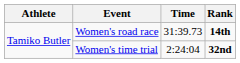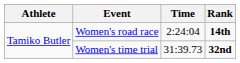(183, 31) 31:39.73 -> (183, 31) 2:24:04
(183, 50) 2:24:04 -> (183, 50) 31:39.73
